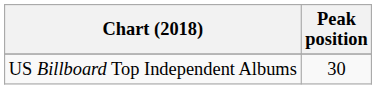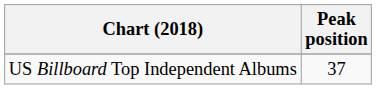(336, 68) 30 -> (336, 68) 37
